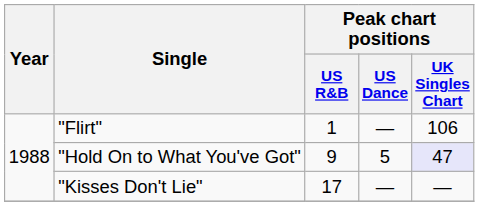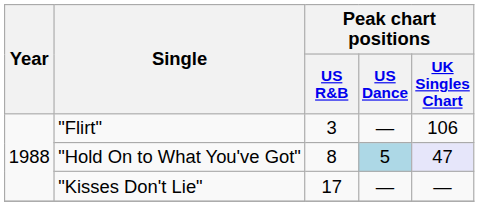(332, 127) 1 -> (332, 127) 3
(332, 157) 9 -> (332, 157) 8
(385, 157) no background -> (385, 157) lightblue background
